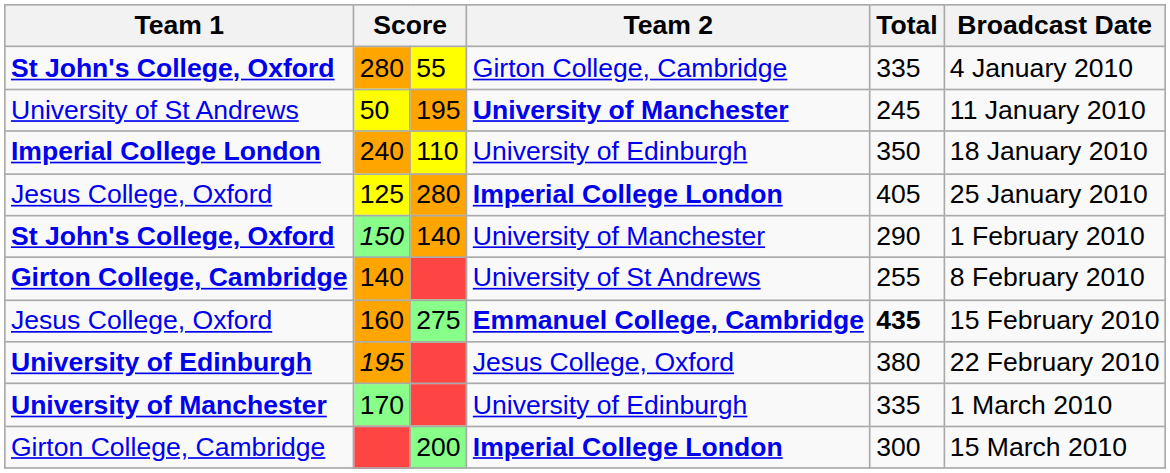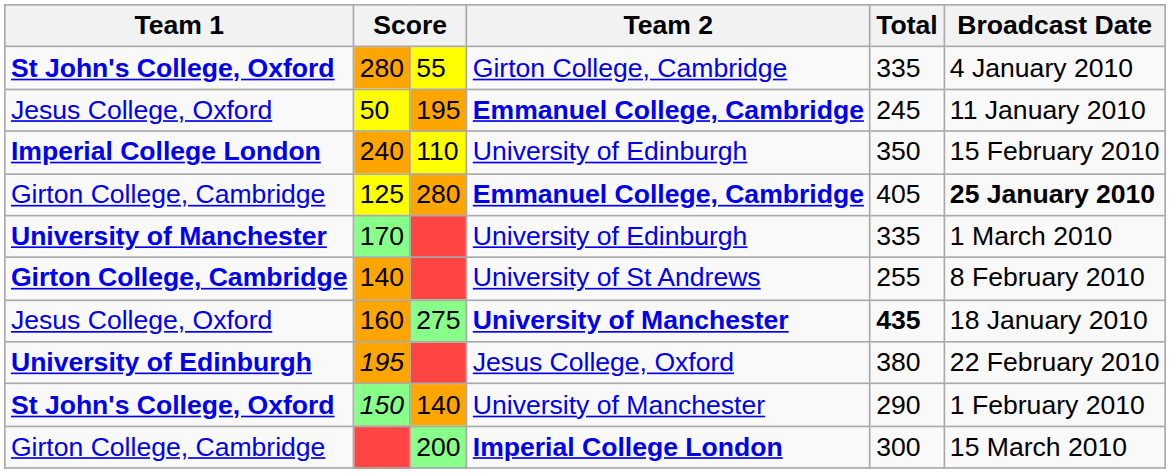(155, 109) University of St Andrews -> (142, 109) Jesus College, Oxford
(631, 109) University of Manchester -> (668, 109) Emmanuel College, Cambridge
(1049, 151) 18 January 2010 -> (1055, 151) 15 February 2010
(142, 194) Jesus College, Oxford -> (168, 194) Girton College, Cambridge
(628, 194) Imperial College London -> (668, 194) Emmanuel College, Cambridge
(1049, 194) normal -> (1052, 194) bold
rows swapped: (382, 236) <-> (382, 404)
(668, 320) Emmanuel College, Cambridge -> (631, 320) University of Manchester
(1055, 320) 15 February 2010 -> (1049, 320) 18 January 2010
